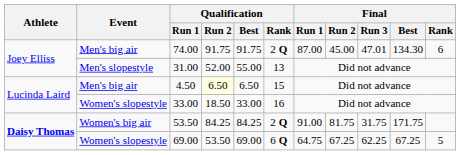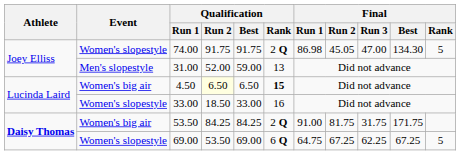(108, 49) Men's big air -> (123, 49) Women's slopestyle
(310, 49) 87.00 -> (310, 49) 86.98
(342, 49) 45.00 -> (342, 49) 45.05
(374, 49) 47.01 -> (374, 49) 47.00
(441, 49) 6 -> (441, 49) 5
(249, 67) 55.00 -> (249, 67) 59.00
(108, 86) Men's big air -> (115, 86) Women's big air
(279, 86) normal -> (279, 86) bold
